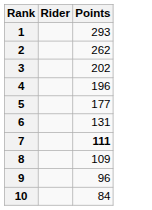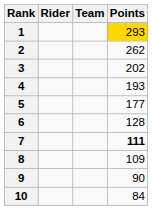+ column: (90, 13)
(101, 31) no background -> (135, 31) gold background
(101, 86) 196 -> (135, 86) 193
(101, 123) 131 -> (135, 123) 128
(104, 178) 96 -> (139, 178) 90
